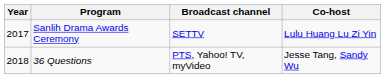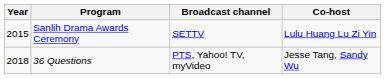(18, 33) 2017 -> (18, 33) 2015
